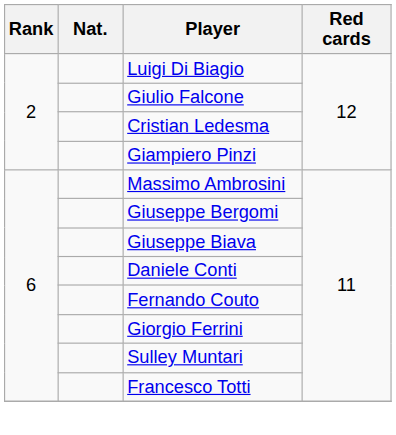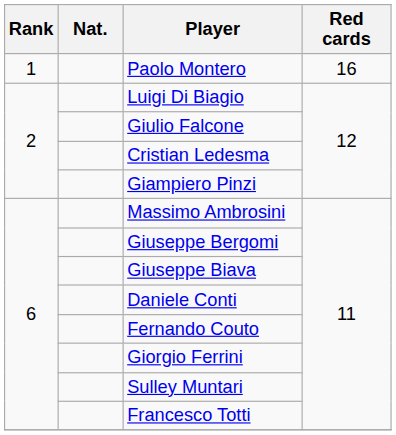+ row: (187, 68)
